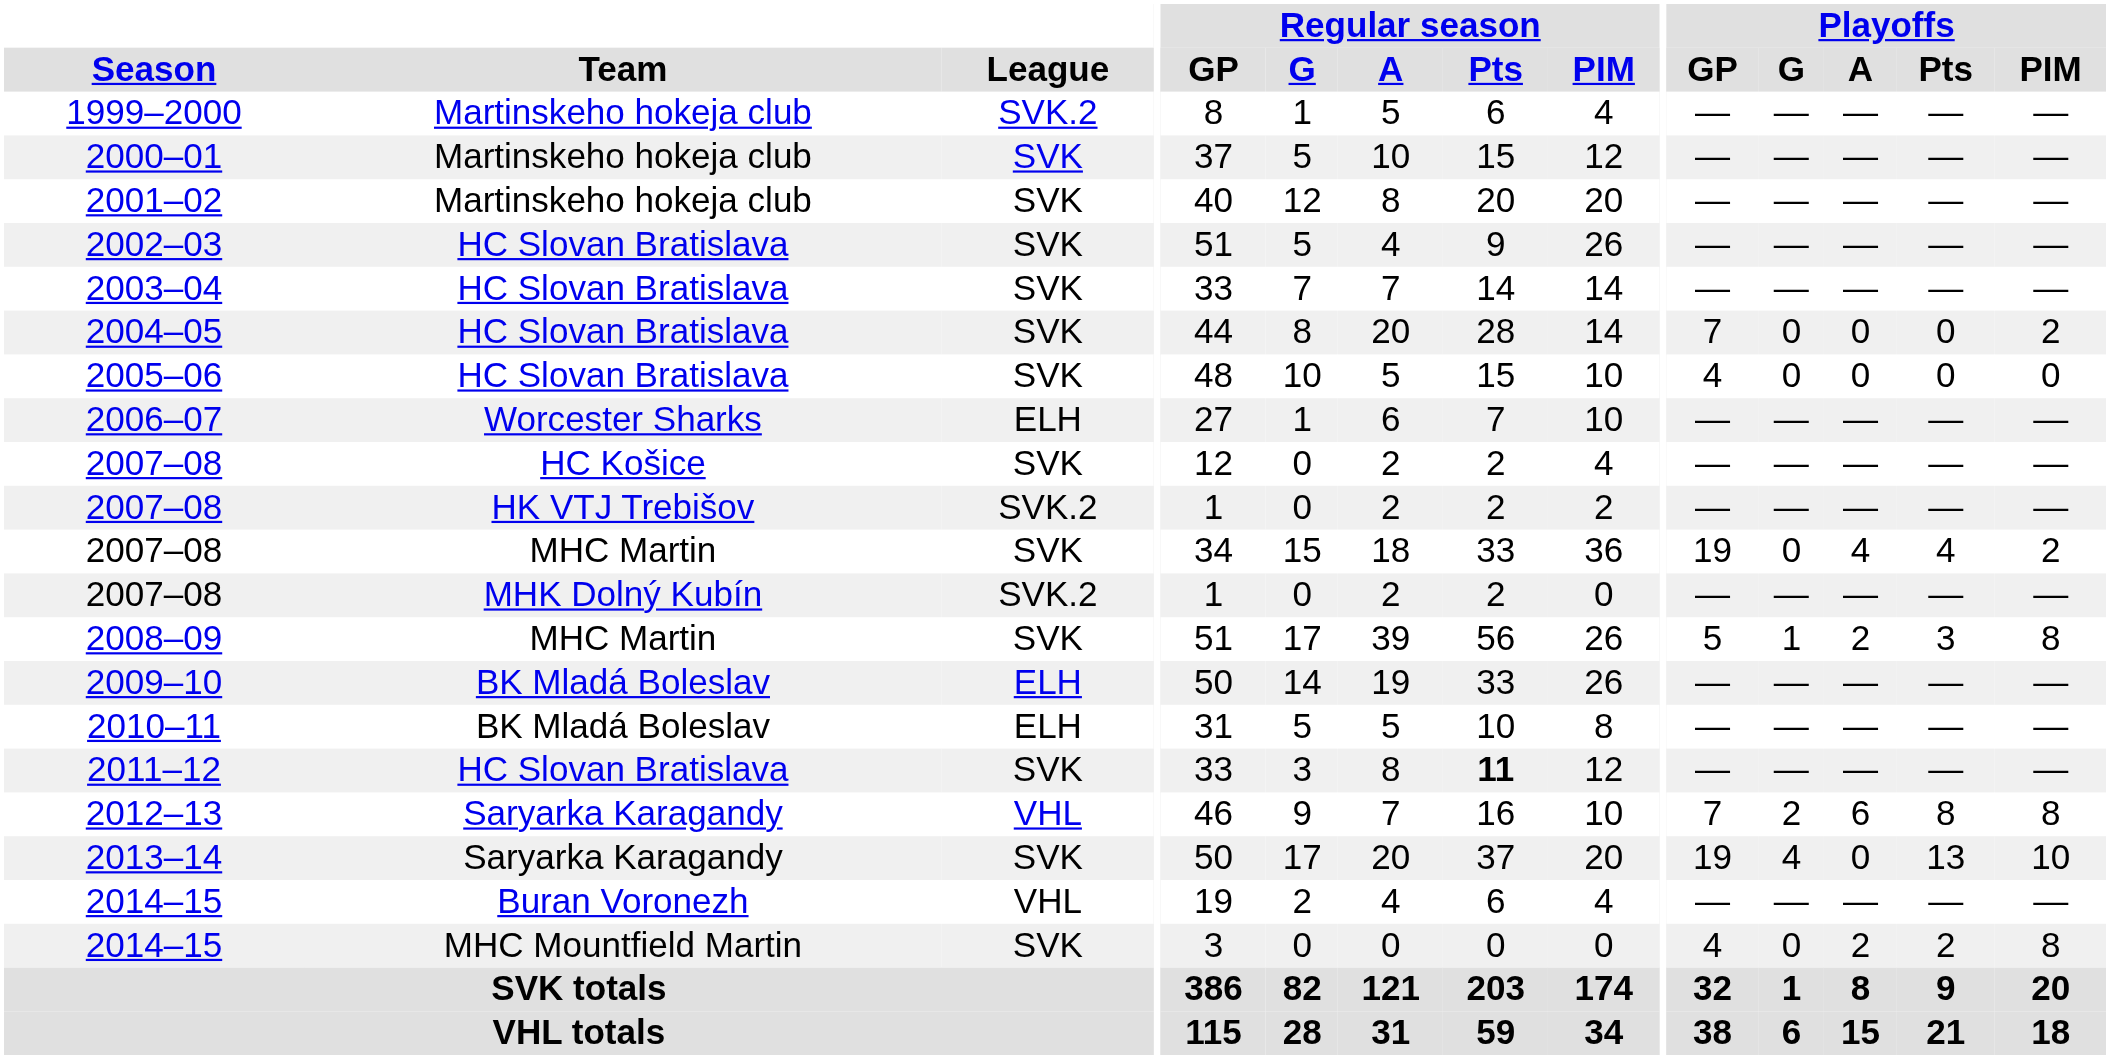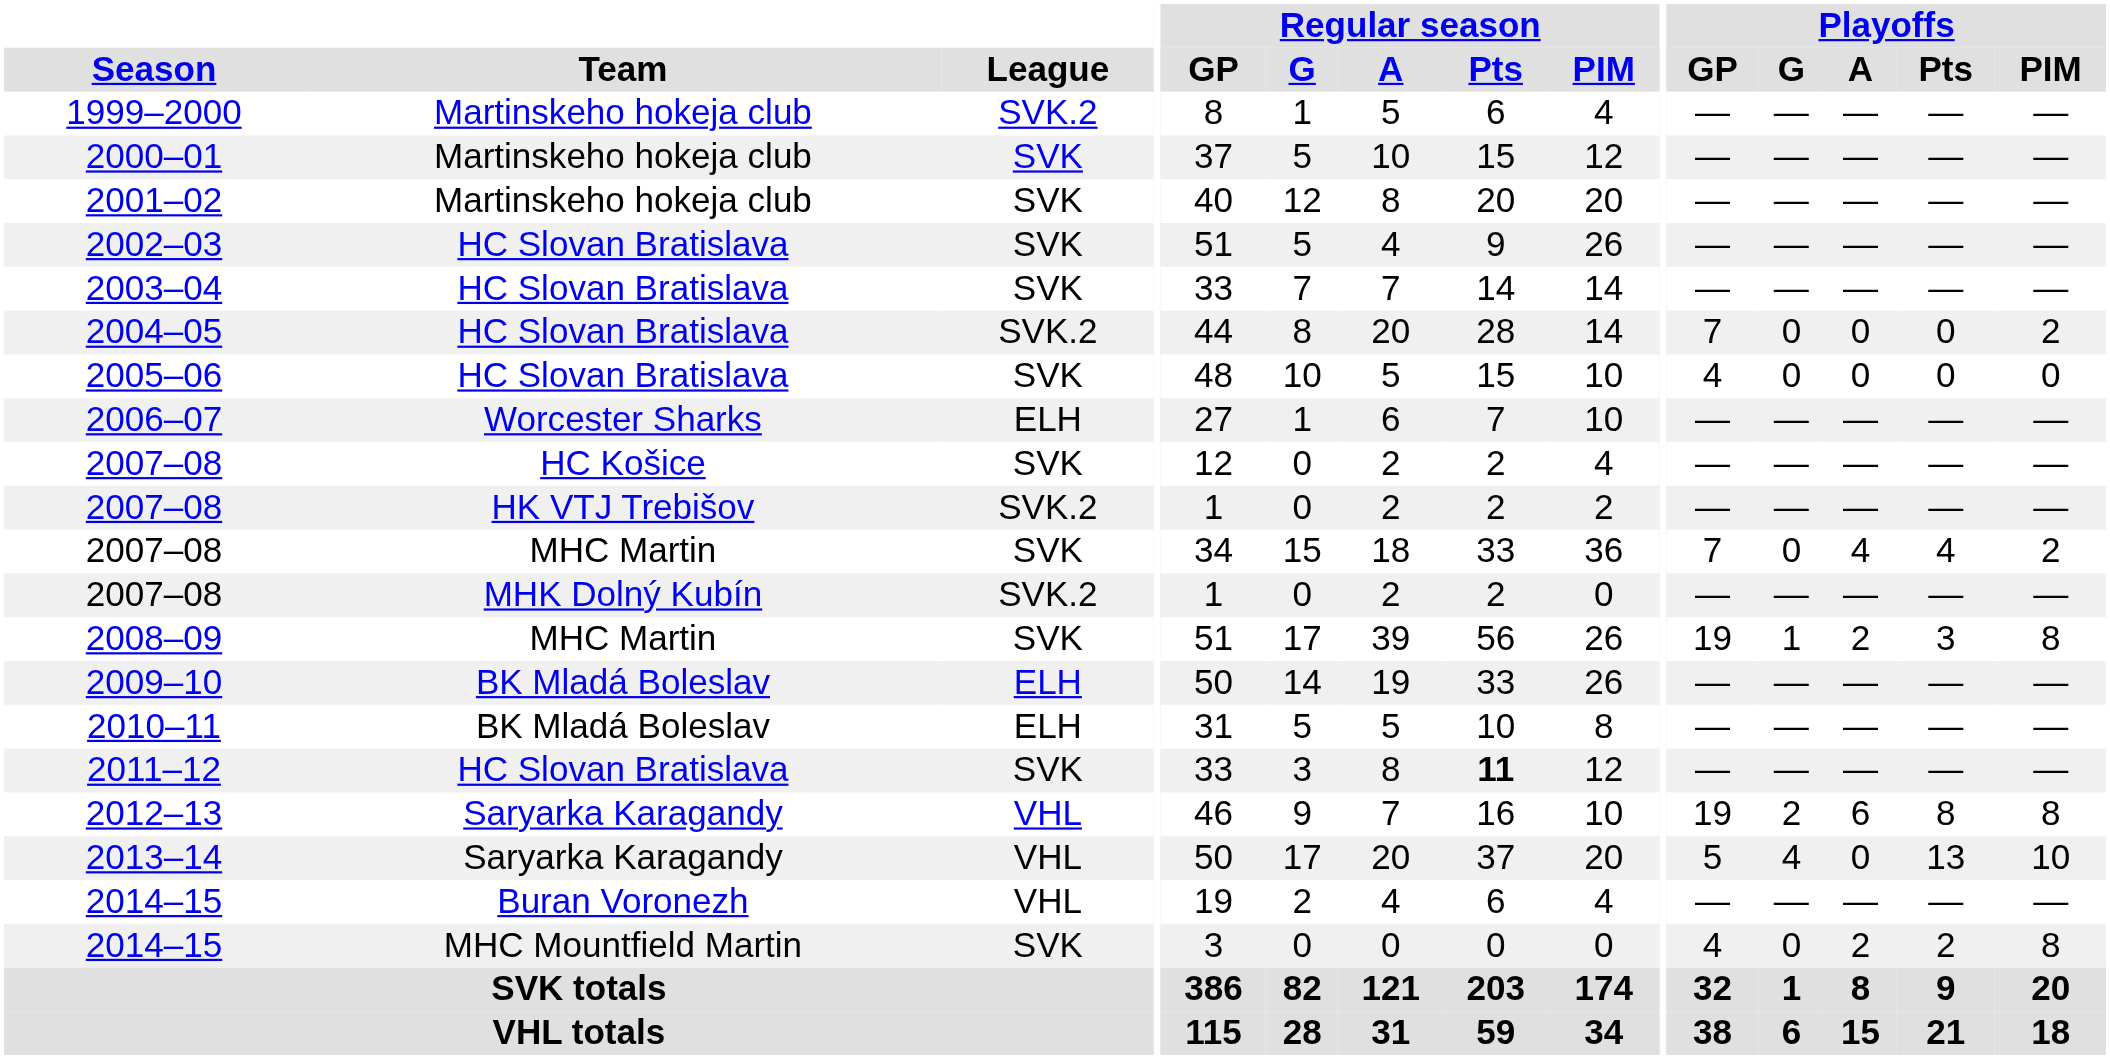(1048, 331) SVK -> (1048, 331) SVK.2
(1713, 550) 19 -> (1713, 550) 7
(1713, 638) 5 -> (1713, 638) 19
(1713, 813) 7 -> (1713, 813) 19
(1048, 857) SVK -> (1048, 857) VHL
(1713, 857) 19 -> (1713, 857) 5
